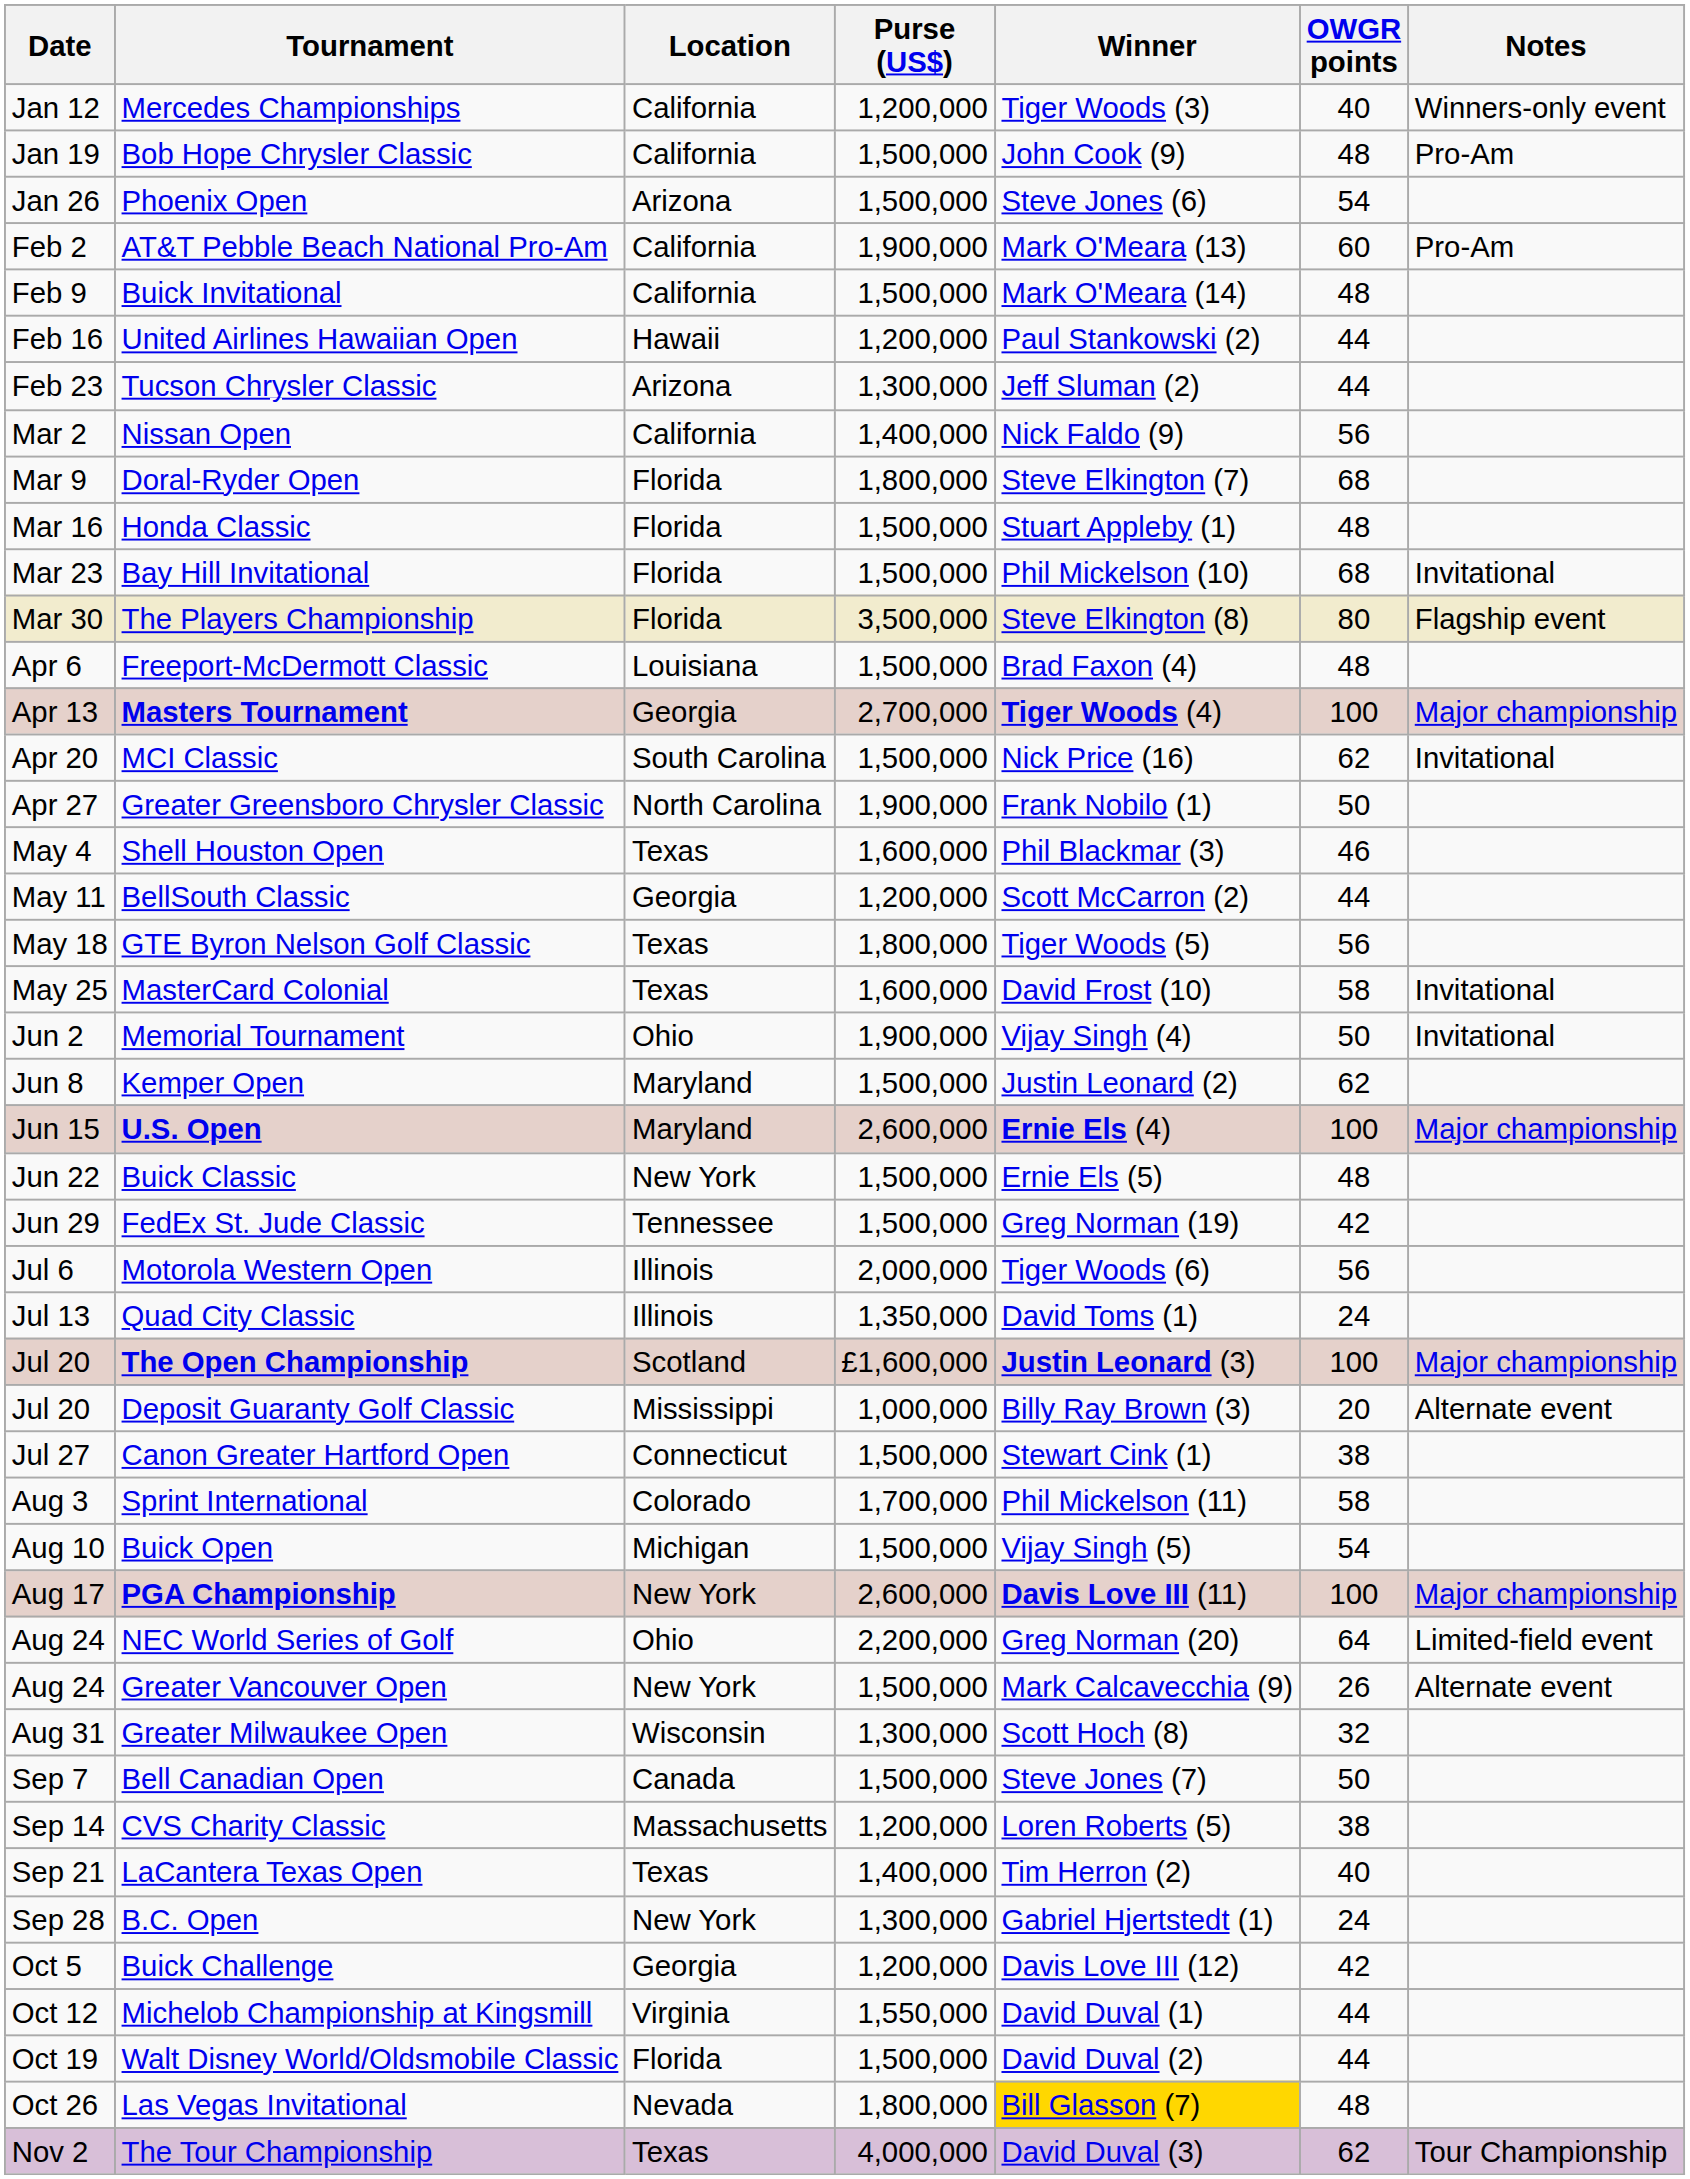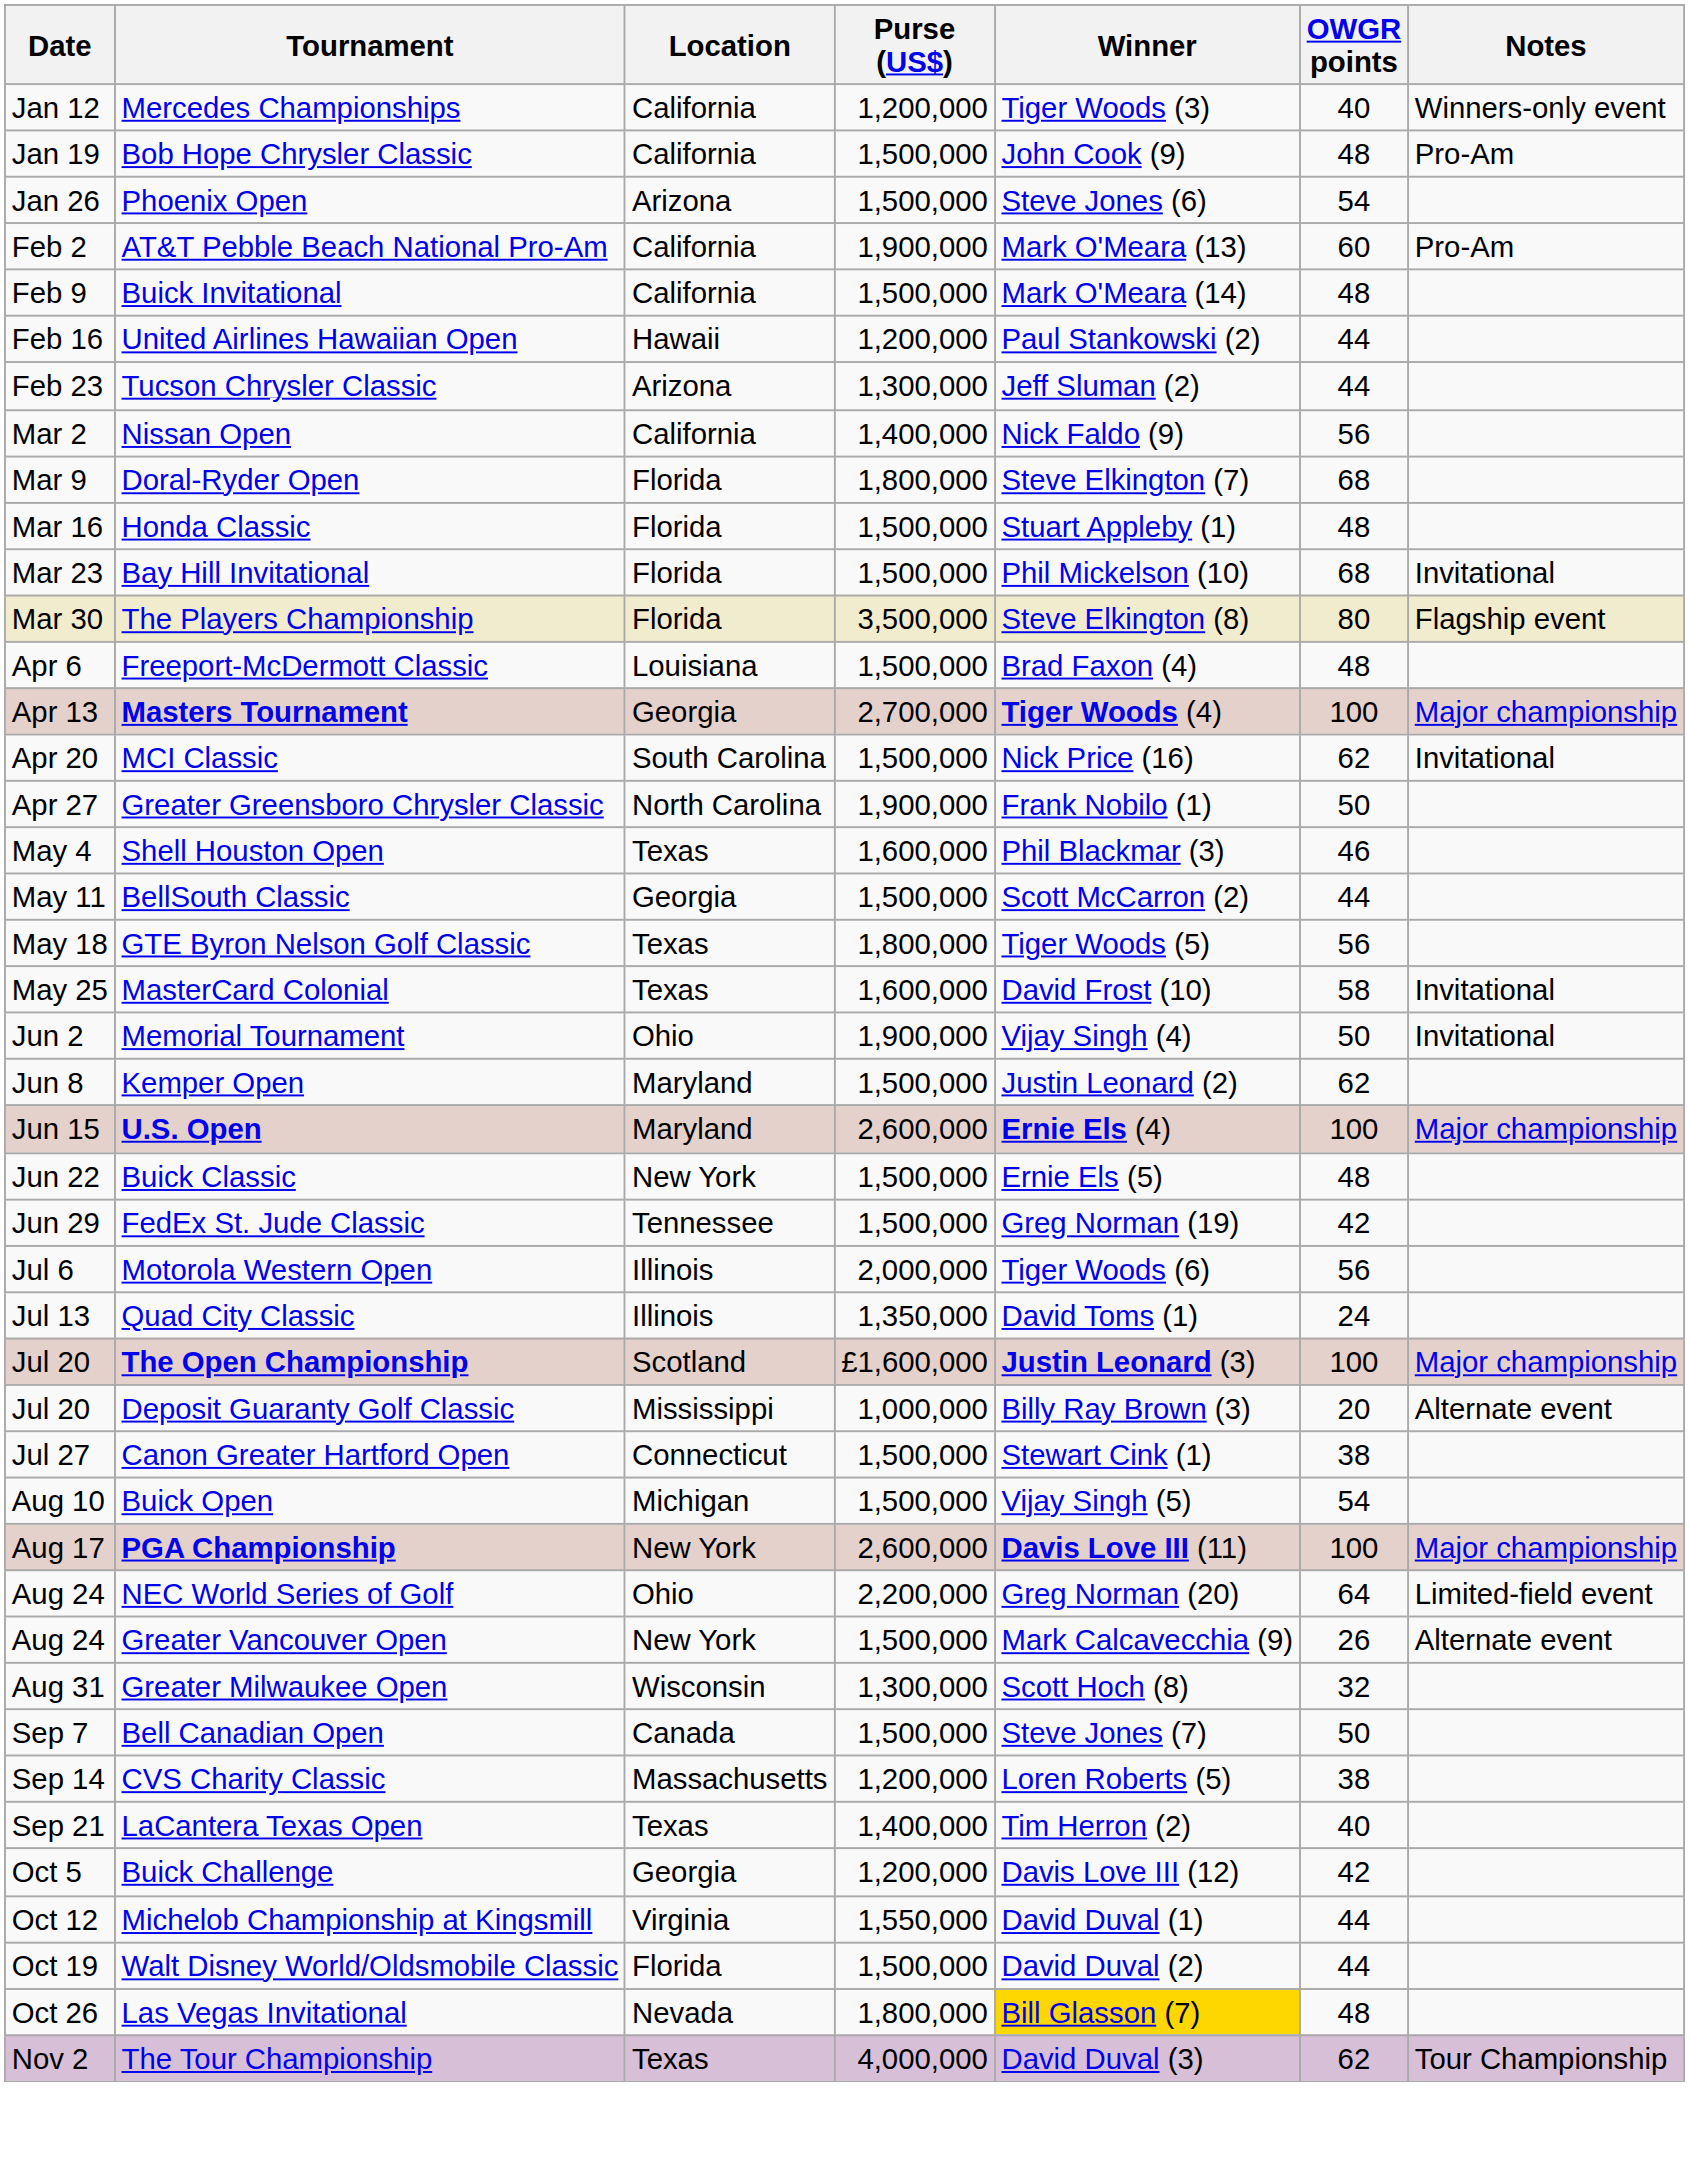(923, 897) 1,200,000 -> (923, 897) 1,500,000
- row: (245, 1501)
- row: (190, 1919)
